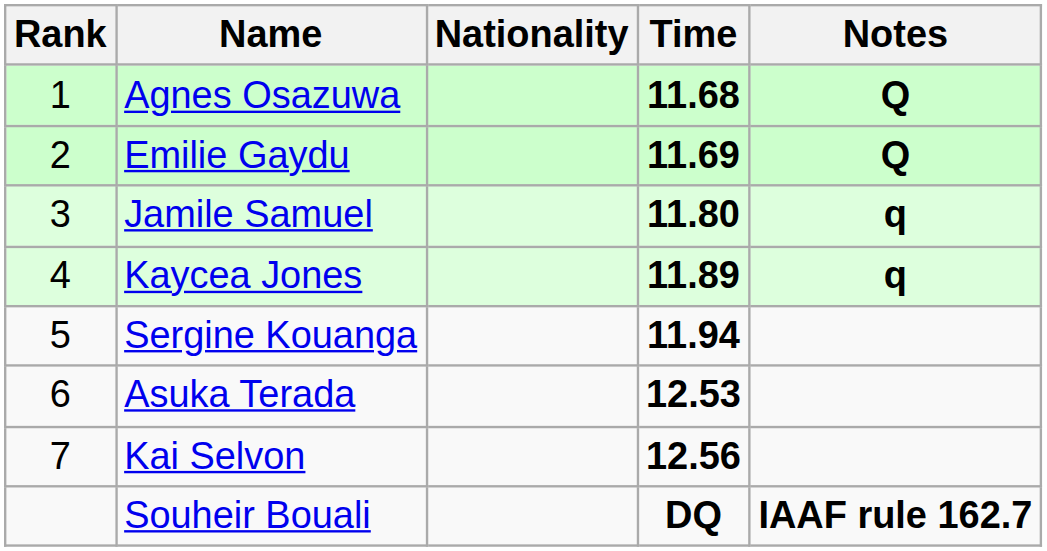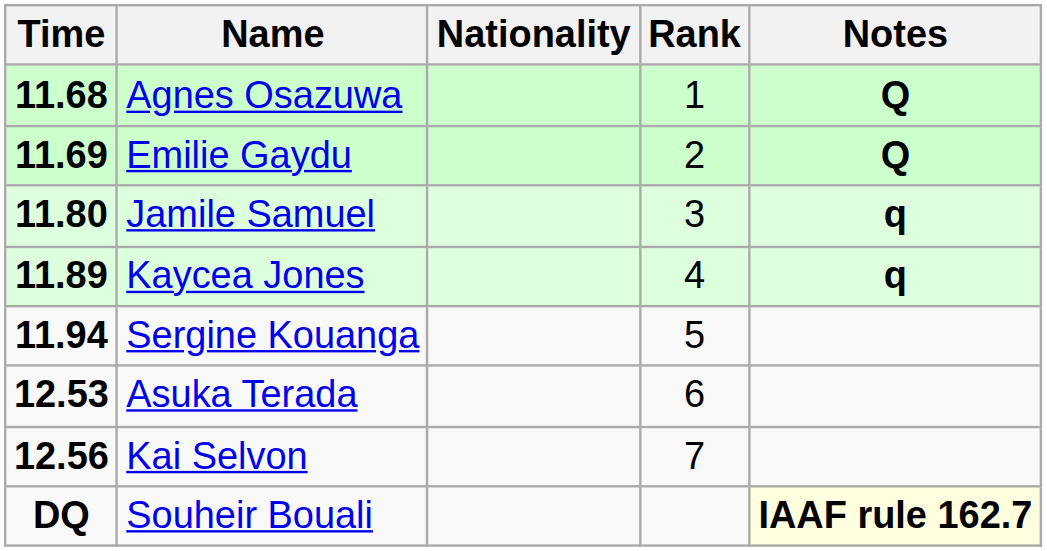columns swapped: (60, 34) <-> (693, 34)
(895, 515) no background -> (895, 515) lightyellow background
